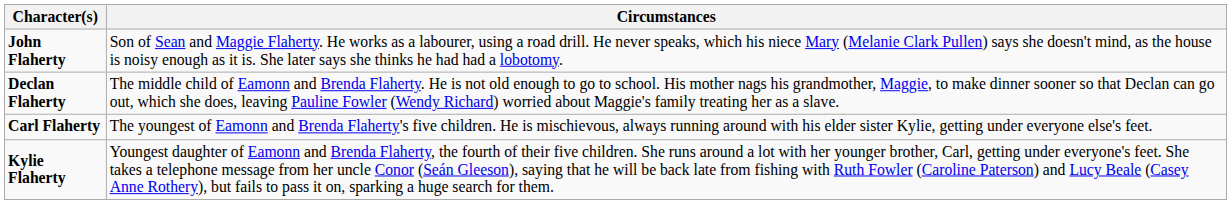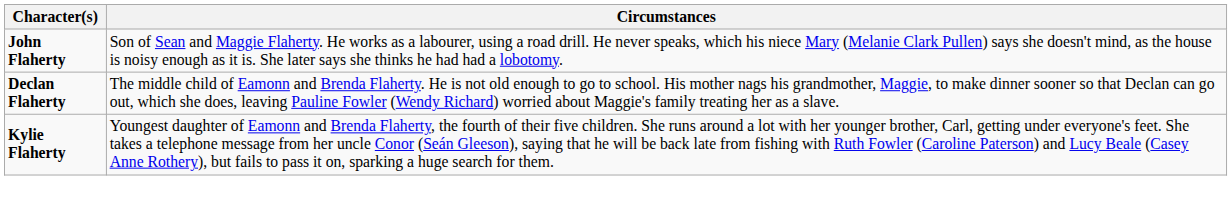- row: (54, 126)
